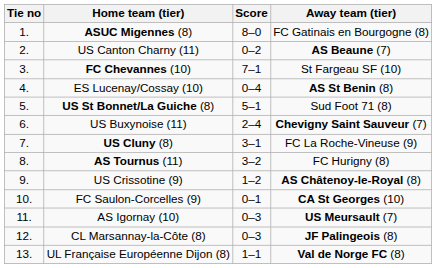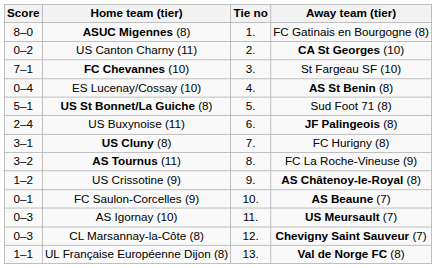columns swapped: (24, 13) <-> (252, 13)
(351, 50) AS Beaune (7) -> (351, 50) CA St Georges (10)
(351, 124) Chevigny Saint Sauveur (7) -> (351, 124) JF Palingeois (8)
(351, 143) FC La Roche-Vineuse (9) -> (351, 143) FC Hurigny (8)
(351, 161) FC Hurigny (8) -> (351, 161) FC La Roche-Vineuse (9)
(351, 198) CA St Georges (10) -> (351, 198) AS Beaune (7)
(351, 236) JF Palingeois (8) -> (351, 236) Chevigny Saint Sauveur (7)
